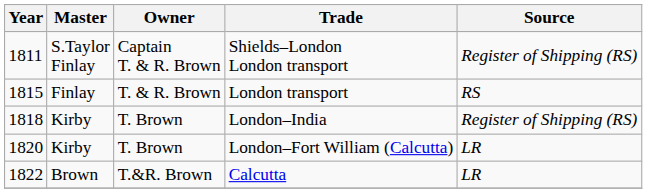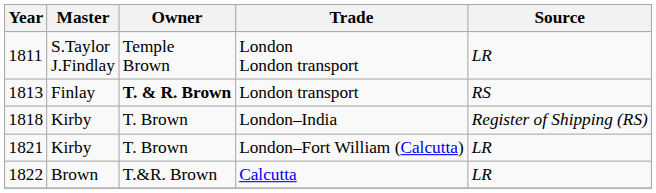+ row: (299, 55)
- row: (288, 55)
(26, 92) 1815 -> (26, 92) 1813
(169, 92) normal -> (177, 92) bold
(26, 147) 1820 -> (26, 147) 1821
